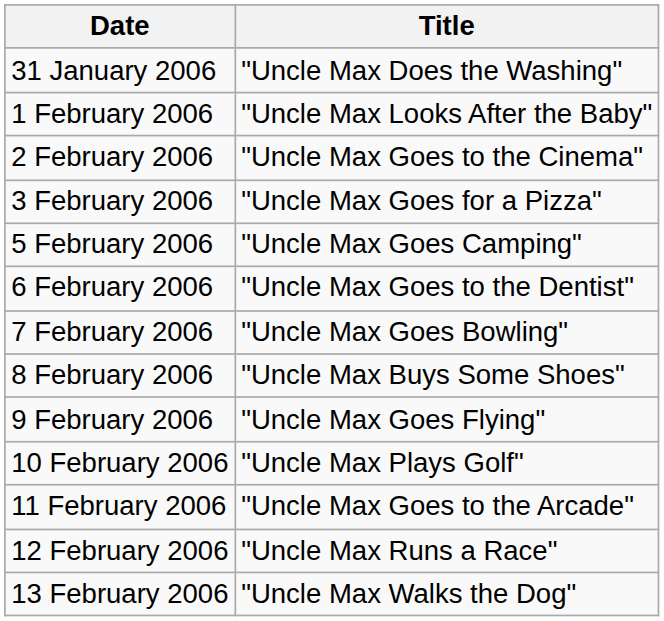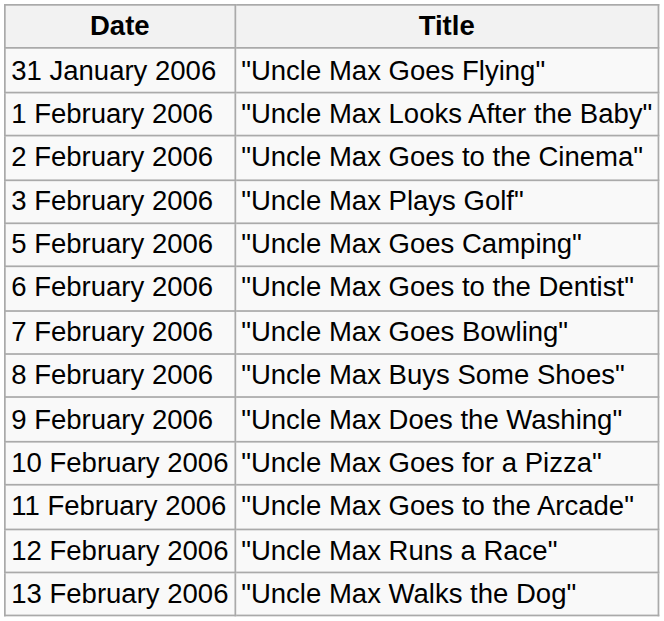(432, 69) "Uncle Max Does the Washing" -> (393, 69) "Uncle Max Goes Flying"
(421, 200) "Uncle Max Goes for a Pizza" -> (382, 200) "Uncle Max Plays Golf"
(393, 419) "Uncle Max Goes Flying" -> (432, 419) "Uncle Max Does the Washing"
(382, 462) "Uncle Max Plays Golf" -> (421, 462) "Uncle Max Goes for a Pizza"
